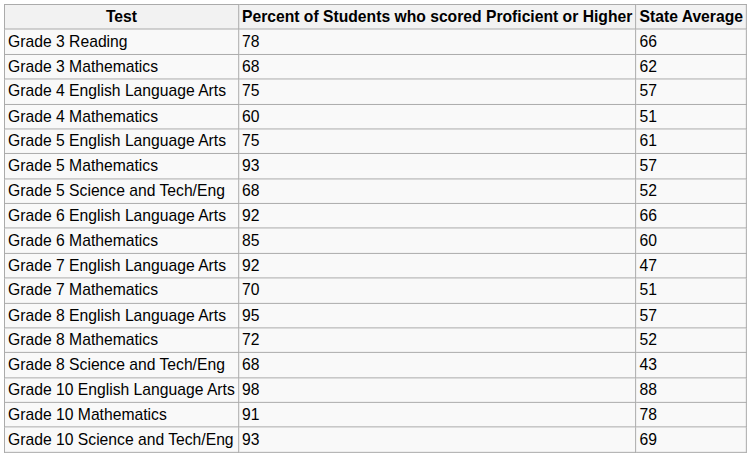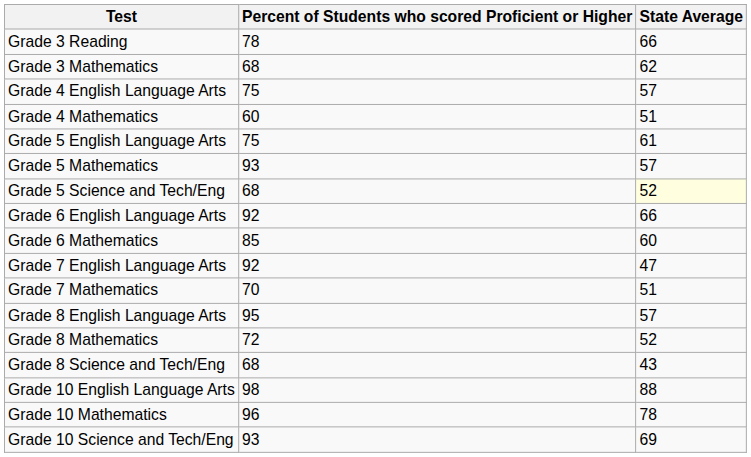(648, 191) no background -> (648, 191) lightyellow background
(251, 414) 91 -> (251, 414) 96
